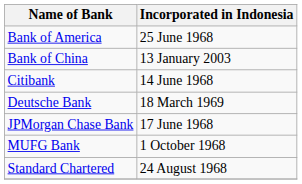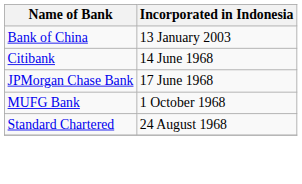- row: (55, 37)
- row: (49, 102)
